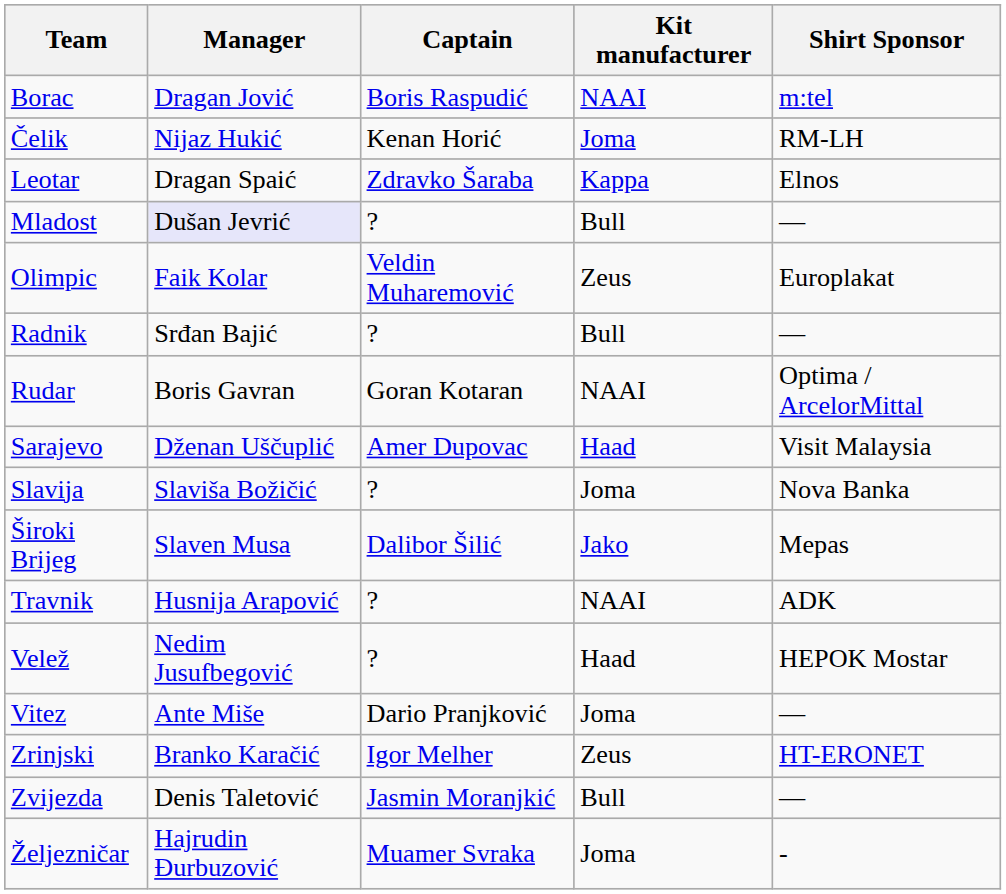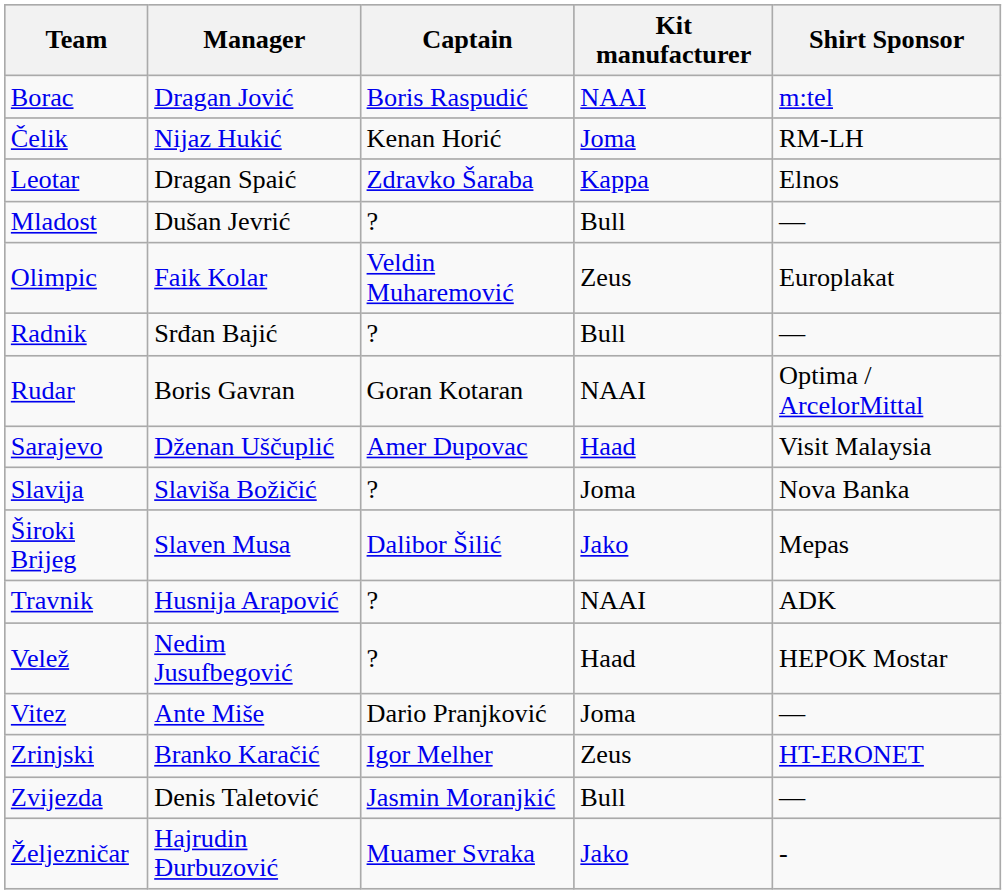(222, 221) lavender background -> (222, 221) no background
(608, 853) Joma -> (604, 853) Jako
